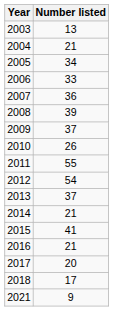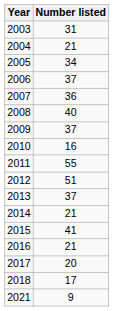(71, 29) 13 -> (71, 29) 31
(71, 79) 33 -> (71, 79) 37
(71, 113) 39 -> (71, 113) 40
(71, 146) 26 -> (71, 146) 16
(71, 180) 54 -> (71, 180) 51
